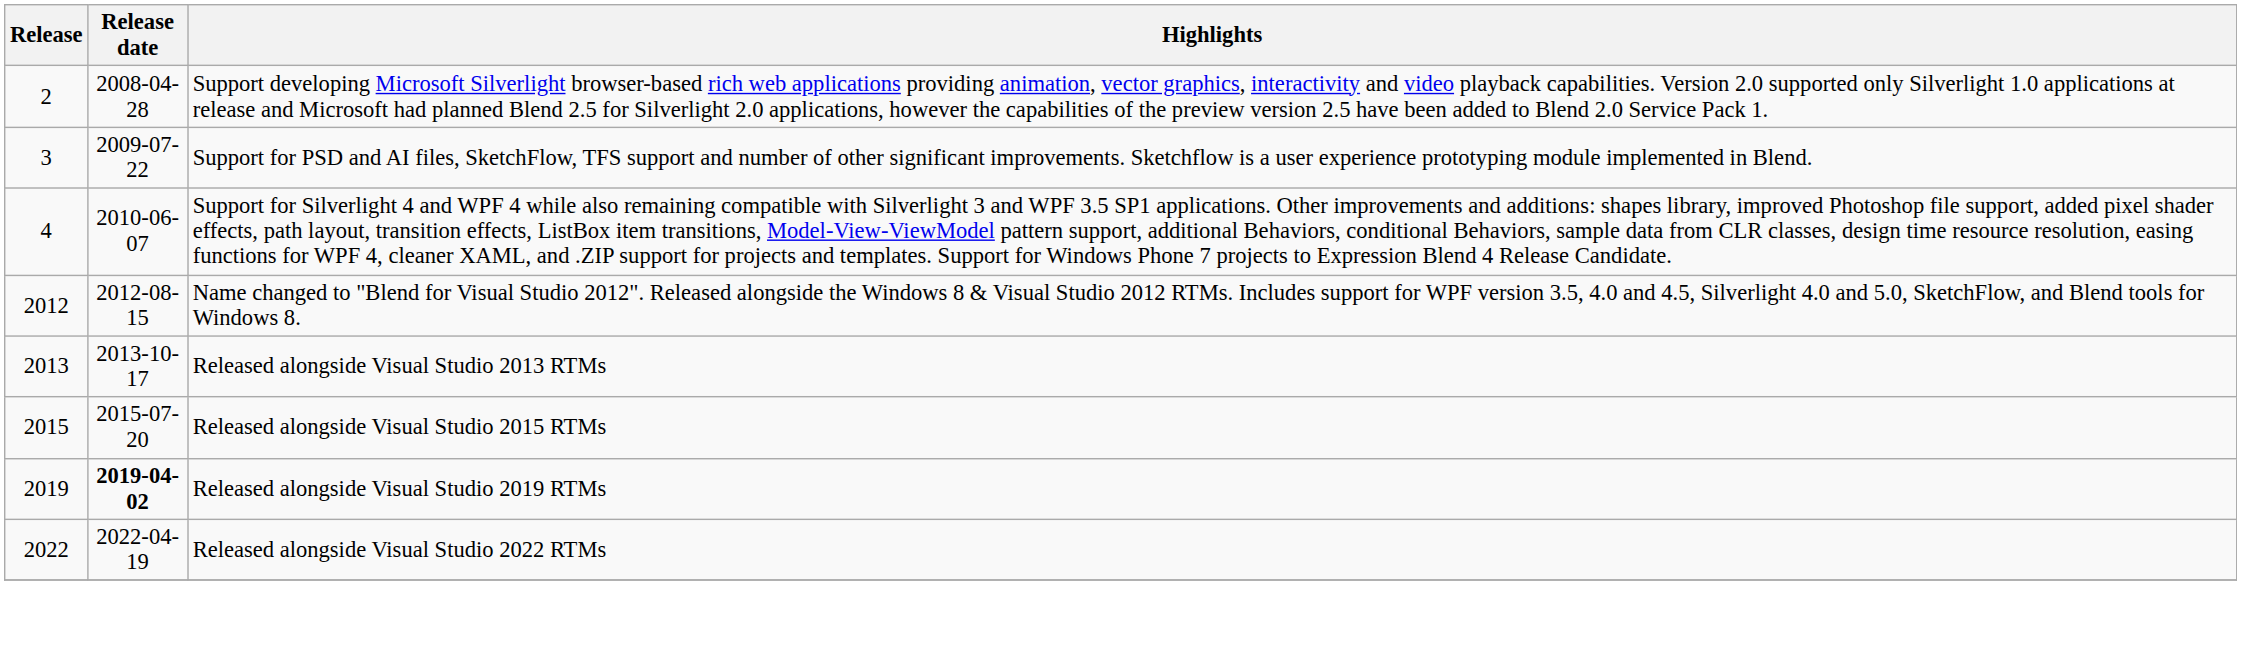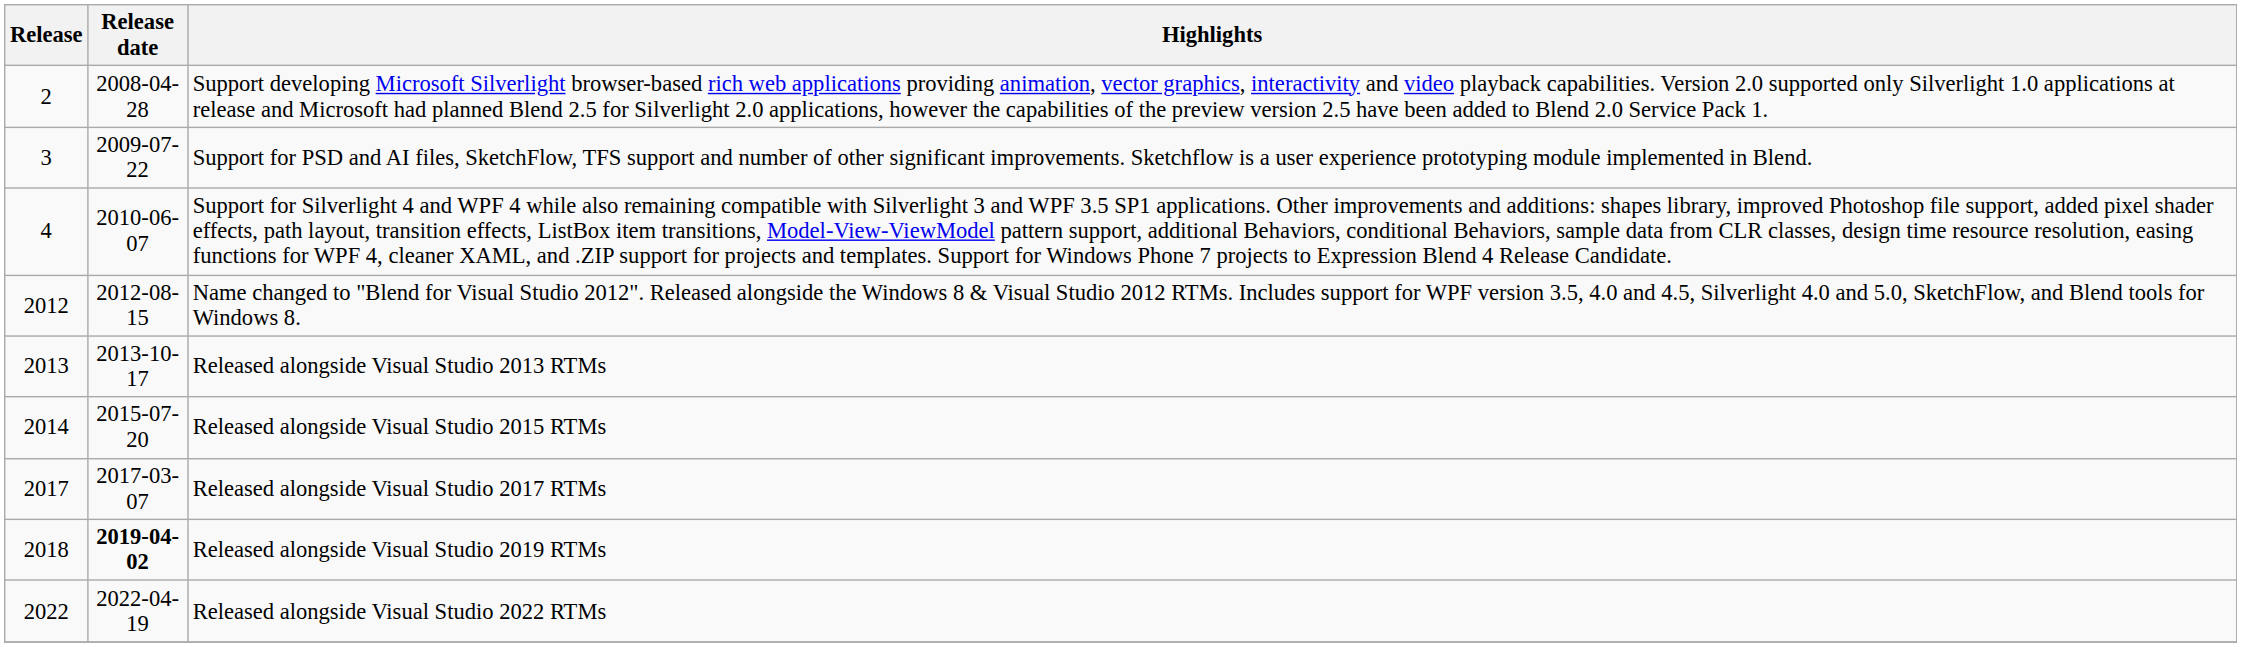(46, 427) 2015 -> (46, 427) 2014
+ row: (399, 488)
(46, 488) 2019 -> (46, 549) 2018
